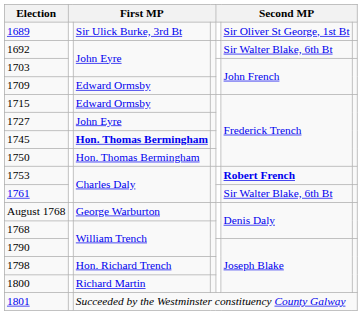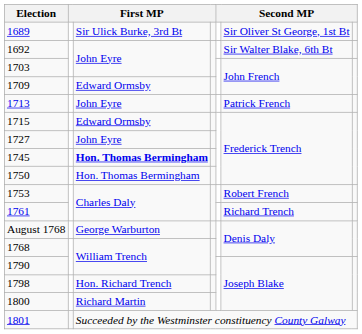+ row: (18, 103)
(259, 175) bold -> (256, 193) normal
(278, 193) Sir Walter Blake, 6th Bt -> (259, 211) Richard Trench
